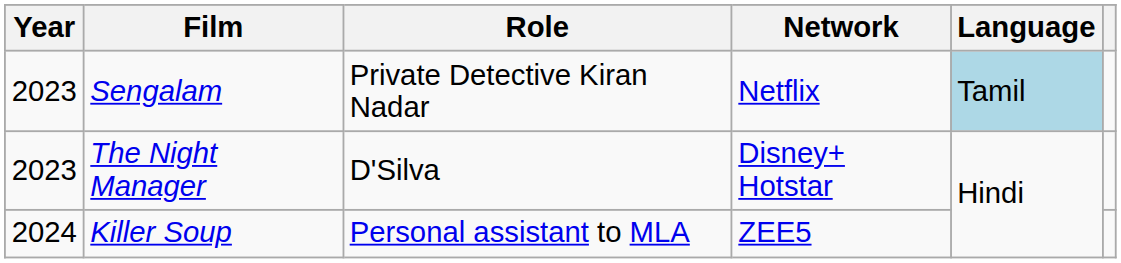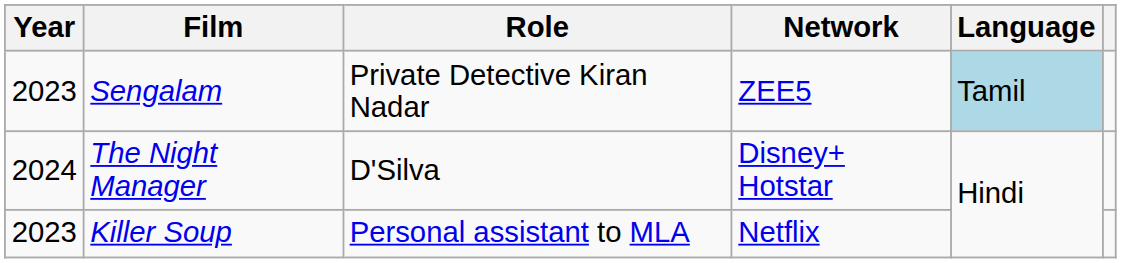(779, 90) Netflix -> (775, 90) ZEE5
(44, 170) 2023 -> (44, 170) 2024
(44, 232) 2024 -> (44, 232) 2023
(775, 232) ZEE5 -> (779, 232) Netflix
